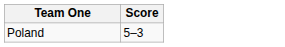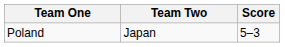+ column: (179, 13)
